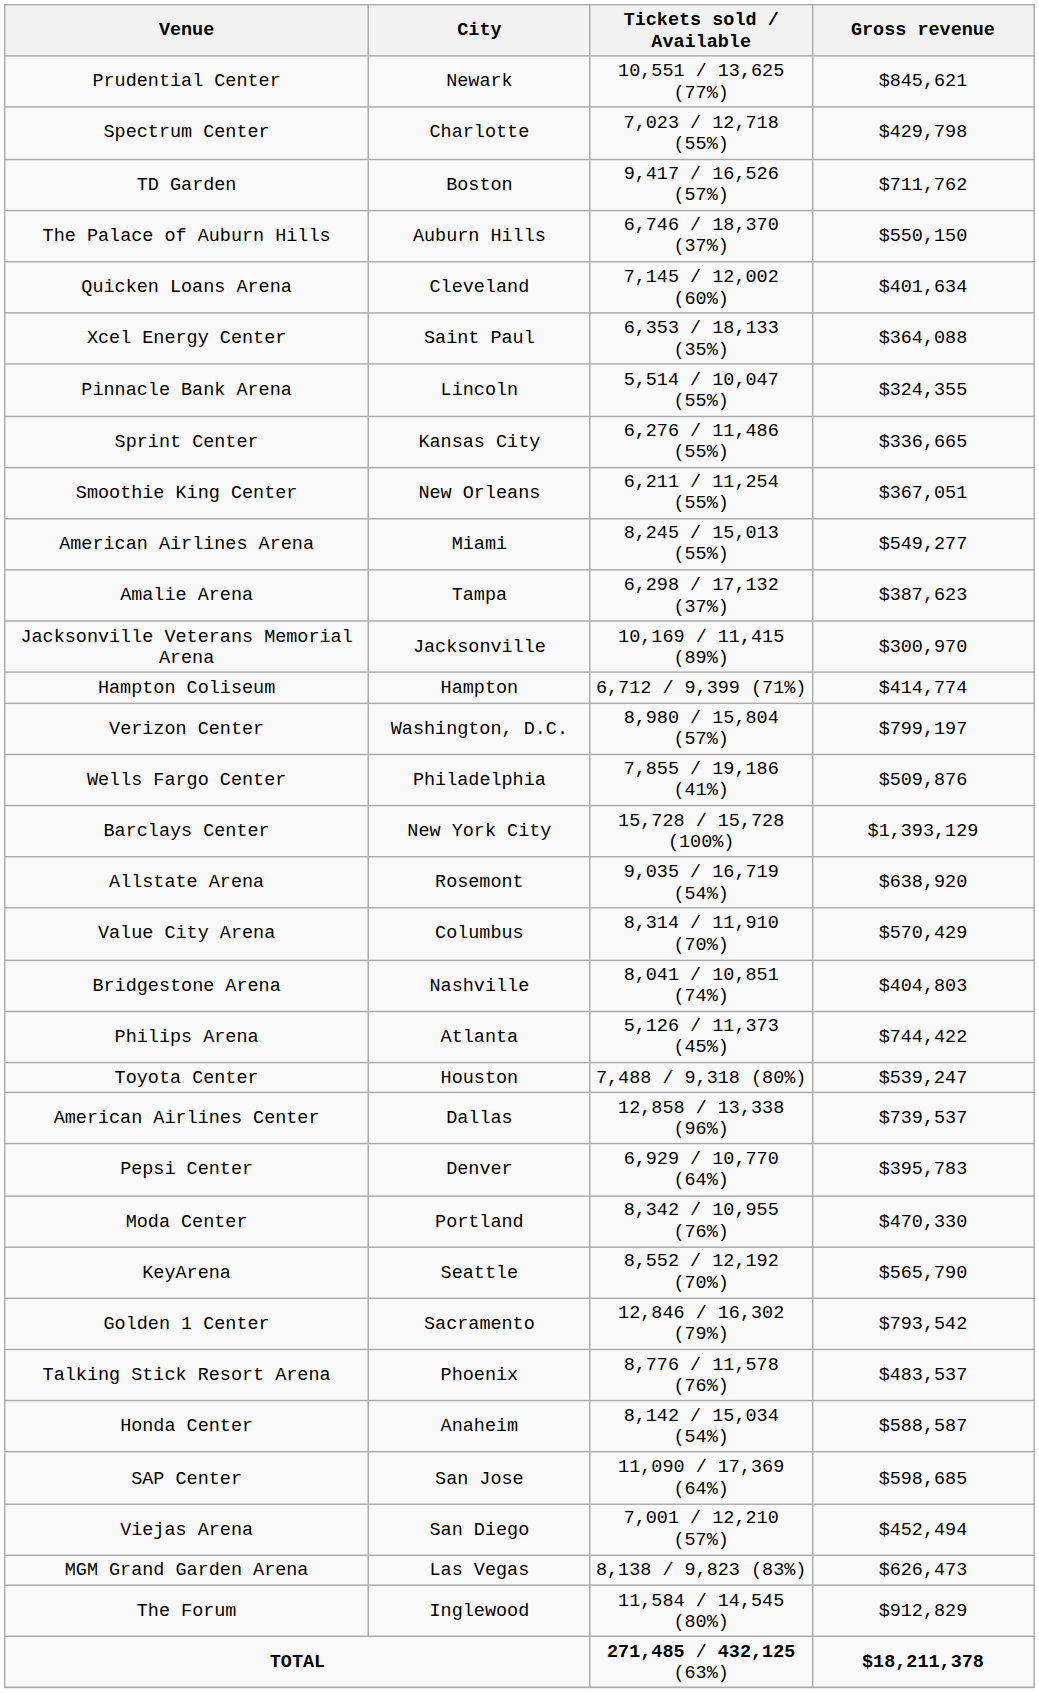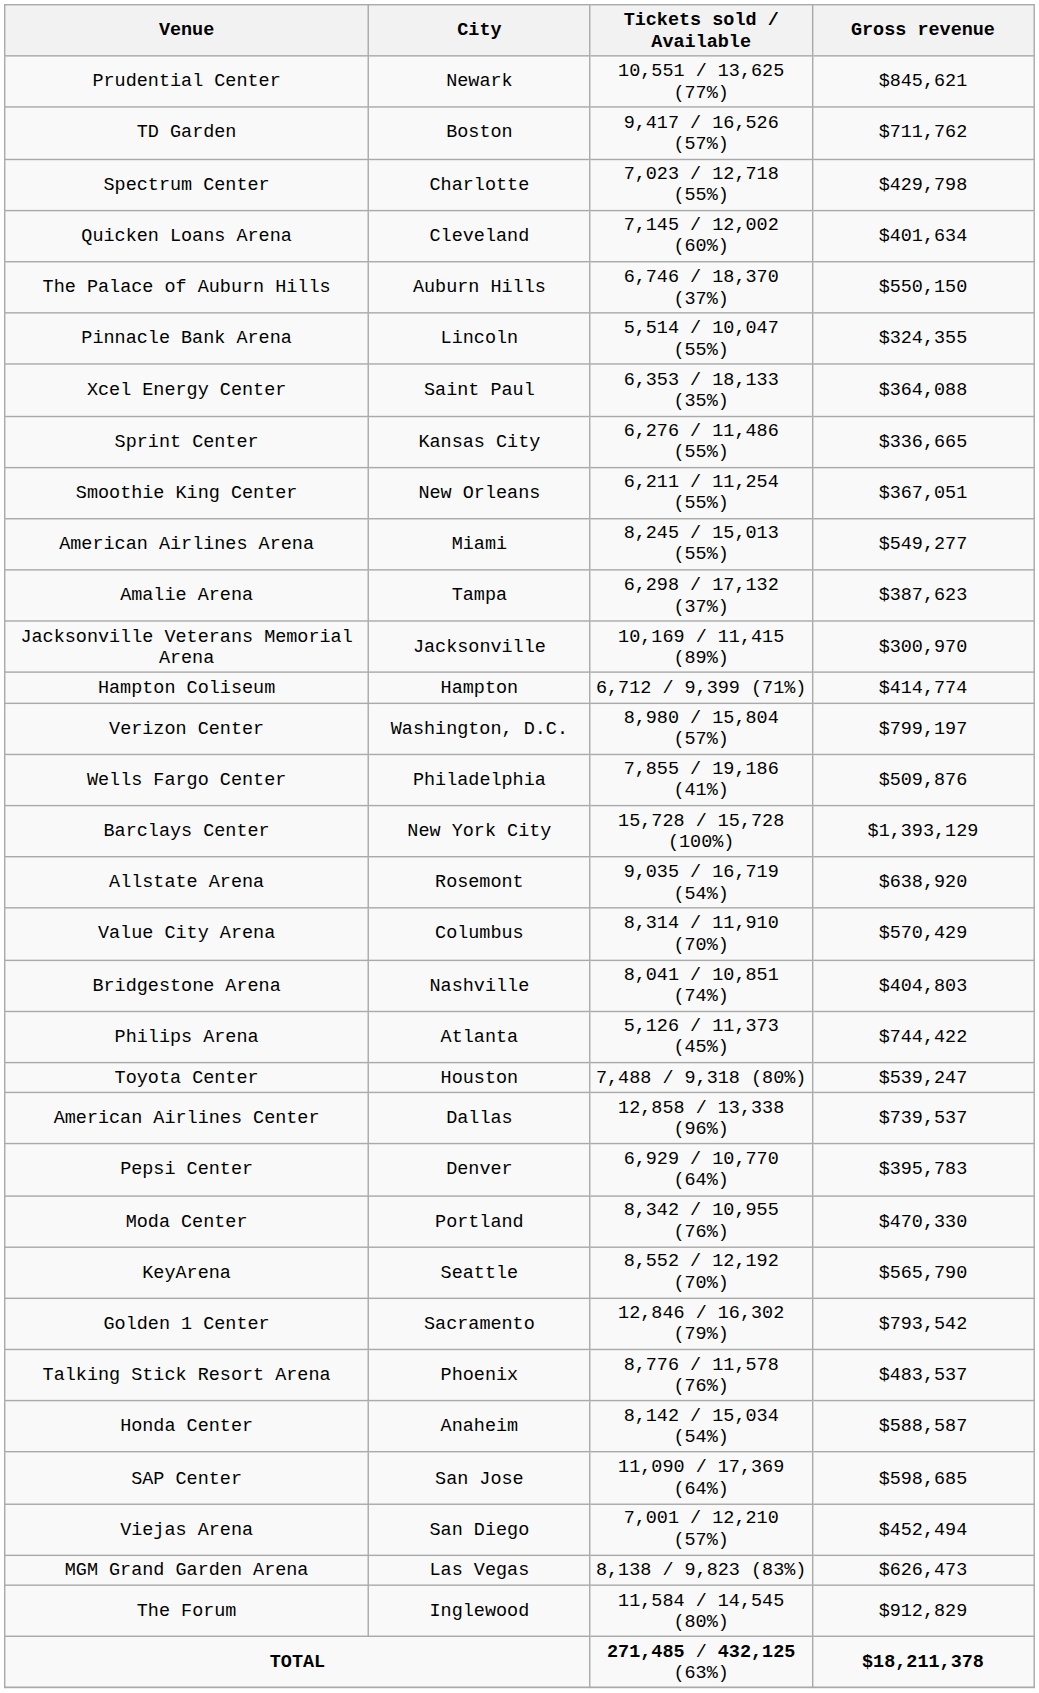rows swapped: (187, 185) <-> (187, 133)
rows swapped: (187, 287) <-> (187, 236)
rows swapped: (187, 339) <-> (187, 390)
